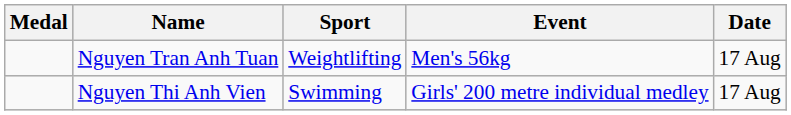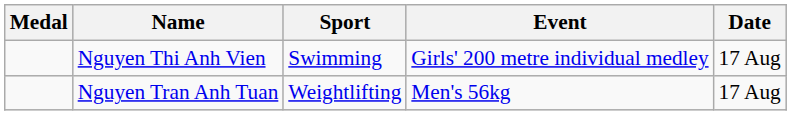rows swapped: (172, 92) <-> (178, 57)
